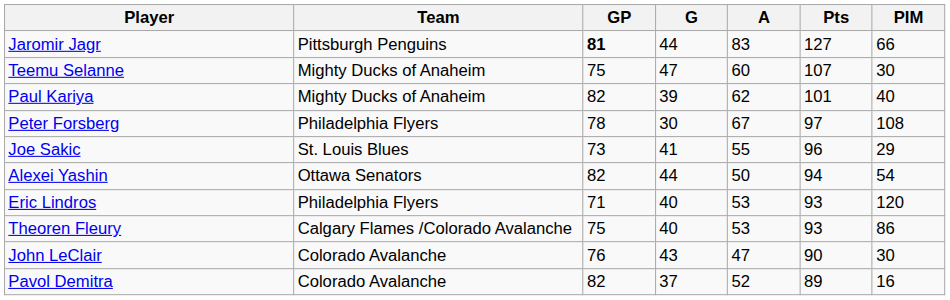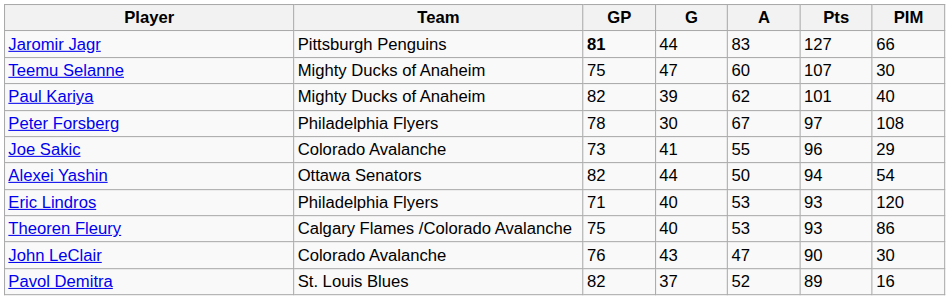(353, 149) St. Louis Blues -> (372, 149) Colorado Avalanche
(372, 281) Colorado Avalanche -> (353, 281) St. Louis Blues
